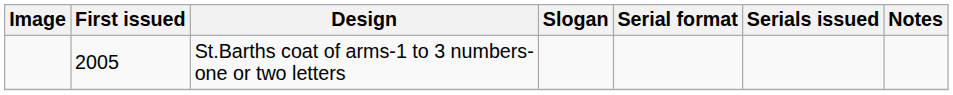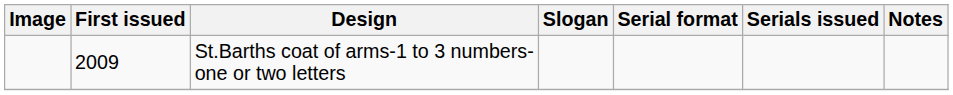(97, 62) 2005 -> (97, 62) 2009
